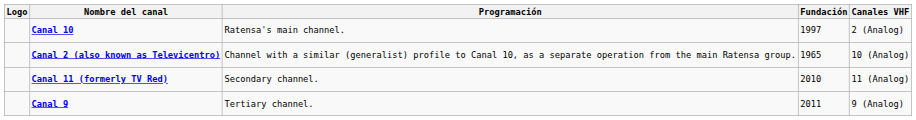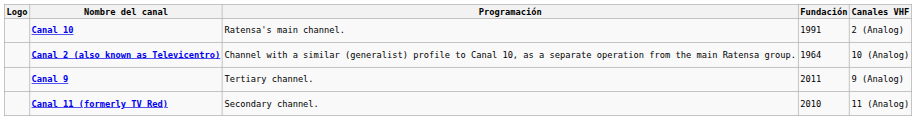(811, 31) 1997 -> (811, 31) 1991
(811, 55) 1965 -> (811, 55) 1964
rows swapped: (50, 103) <-> (100, 79)
